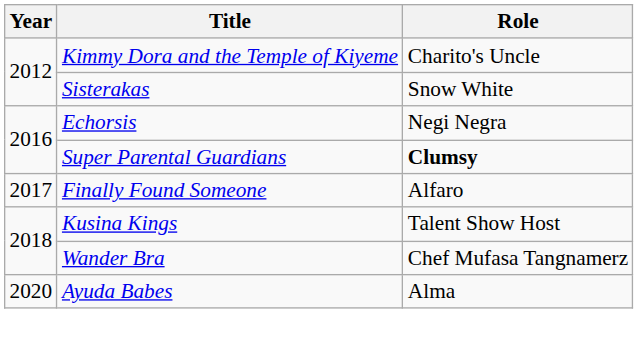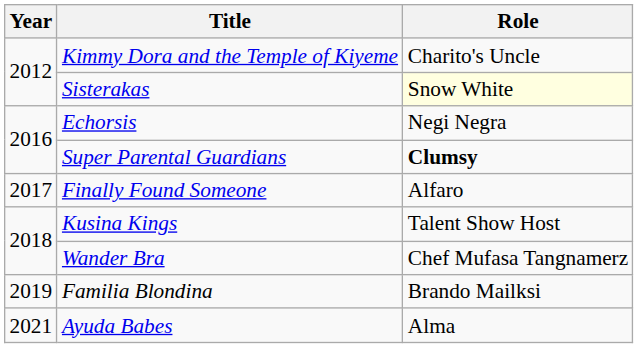(461, 88) no background -> (461, 88) lightyellow background
+ row: (137, 291)
(31, 291) 2020 -> (31, 325) 2021
